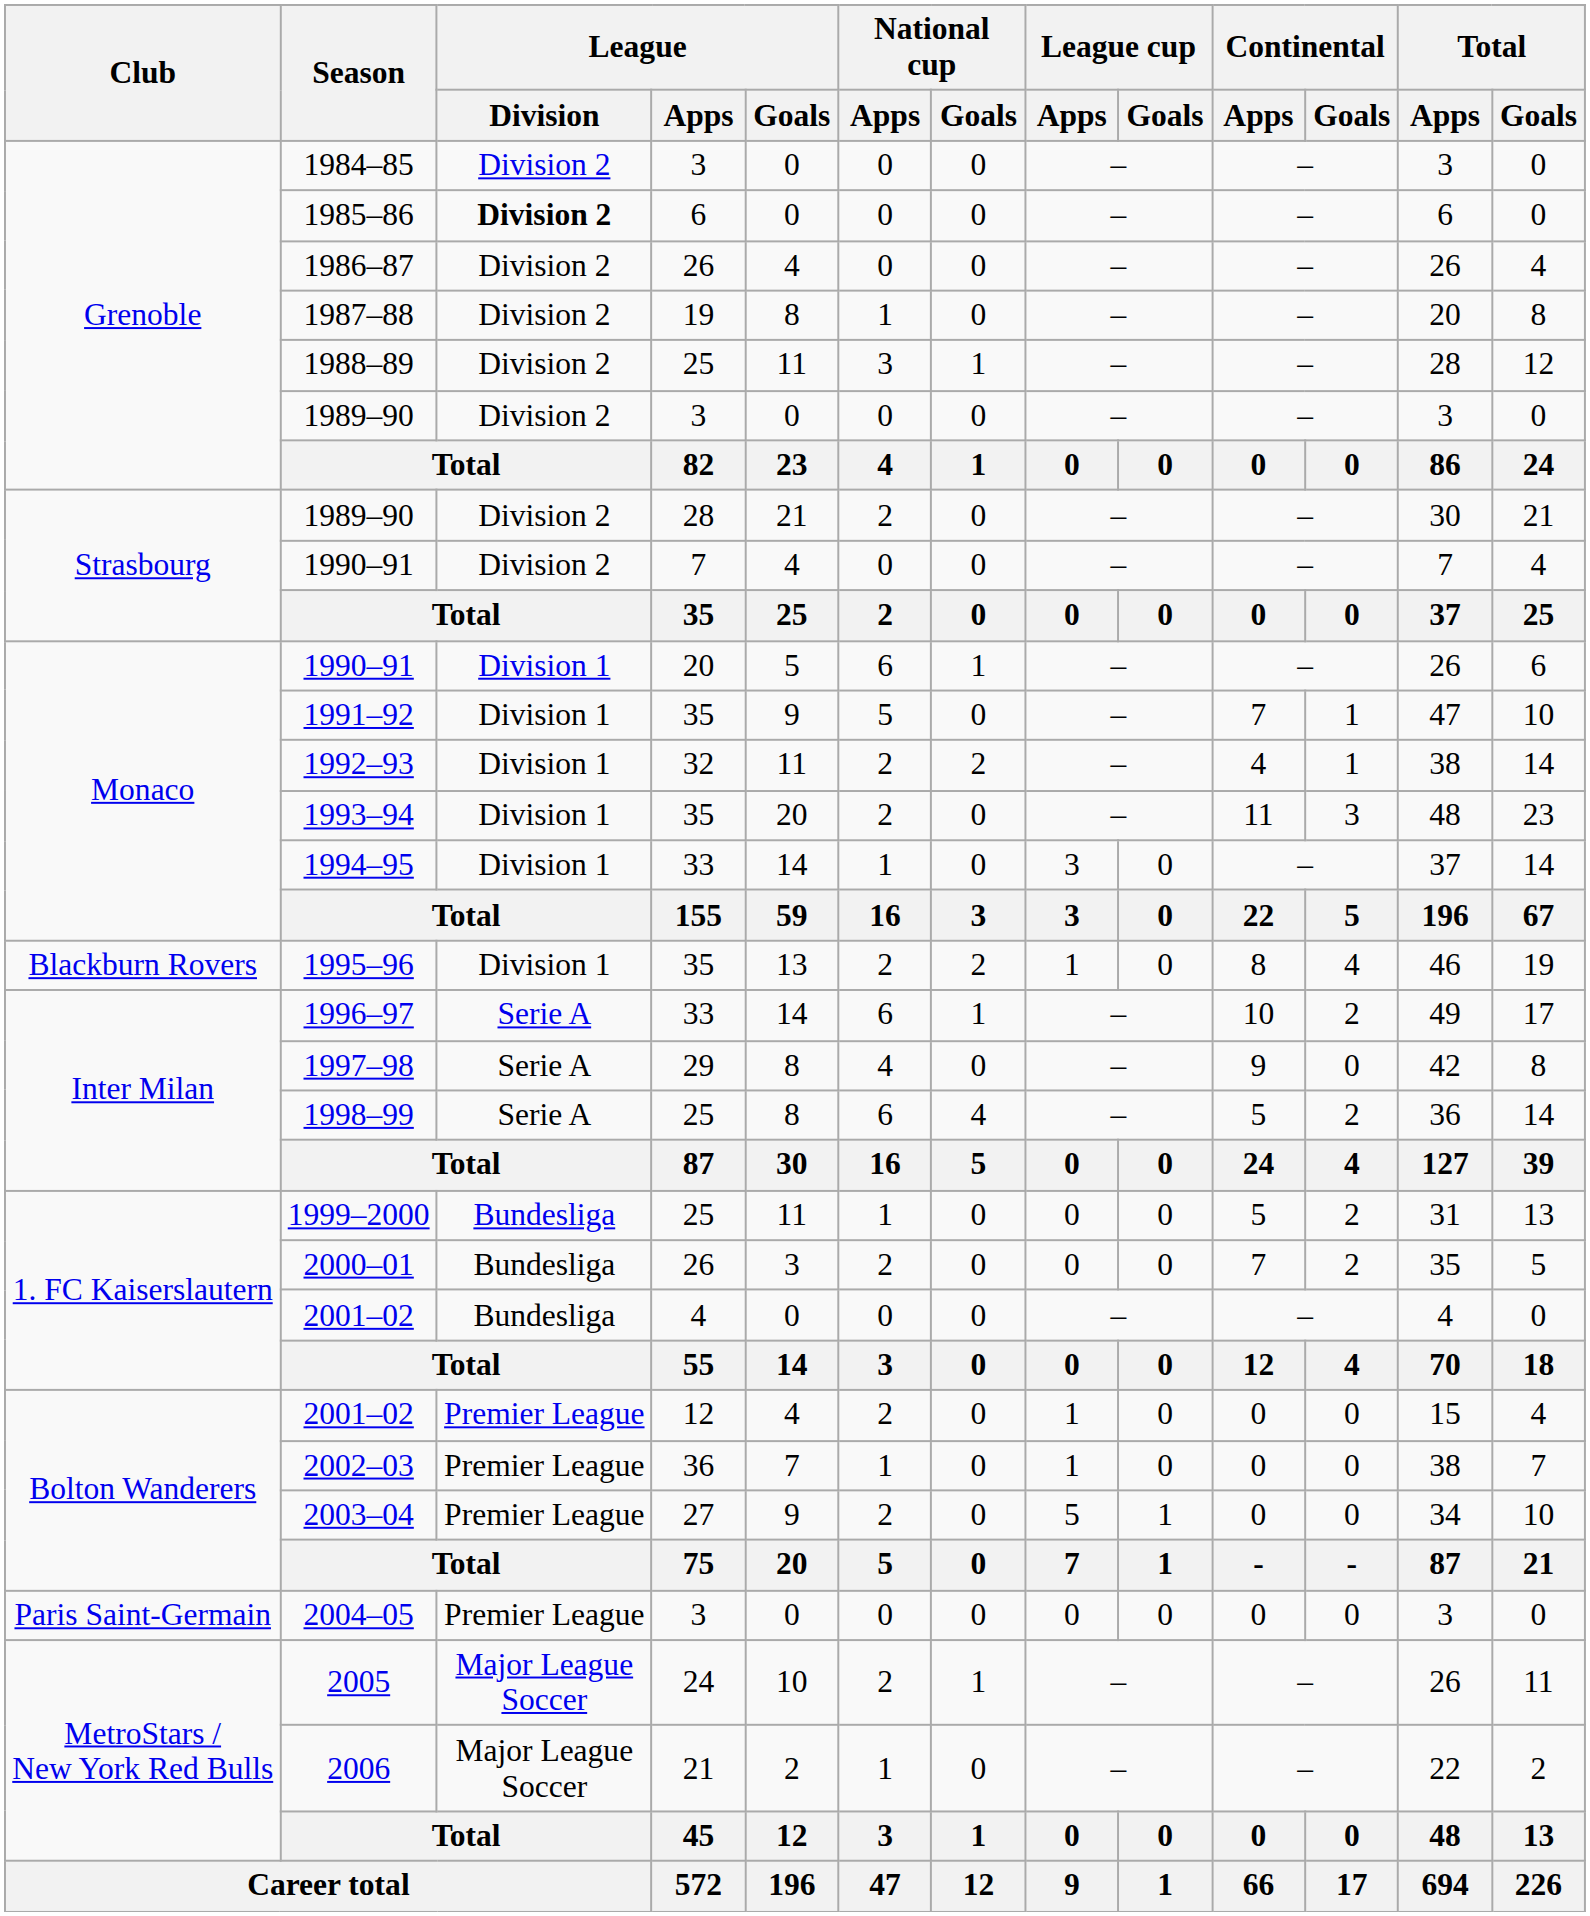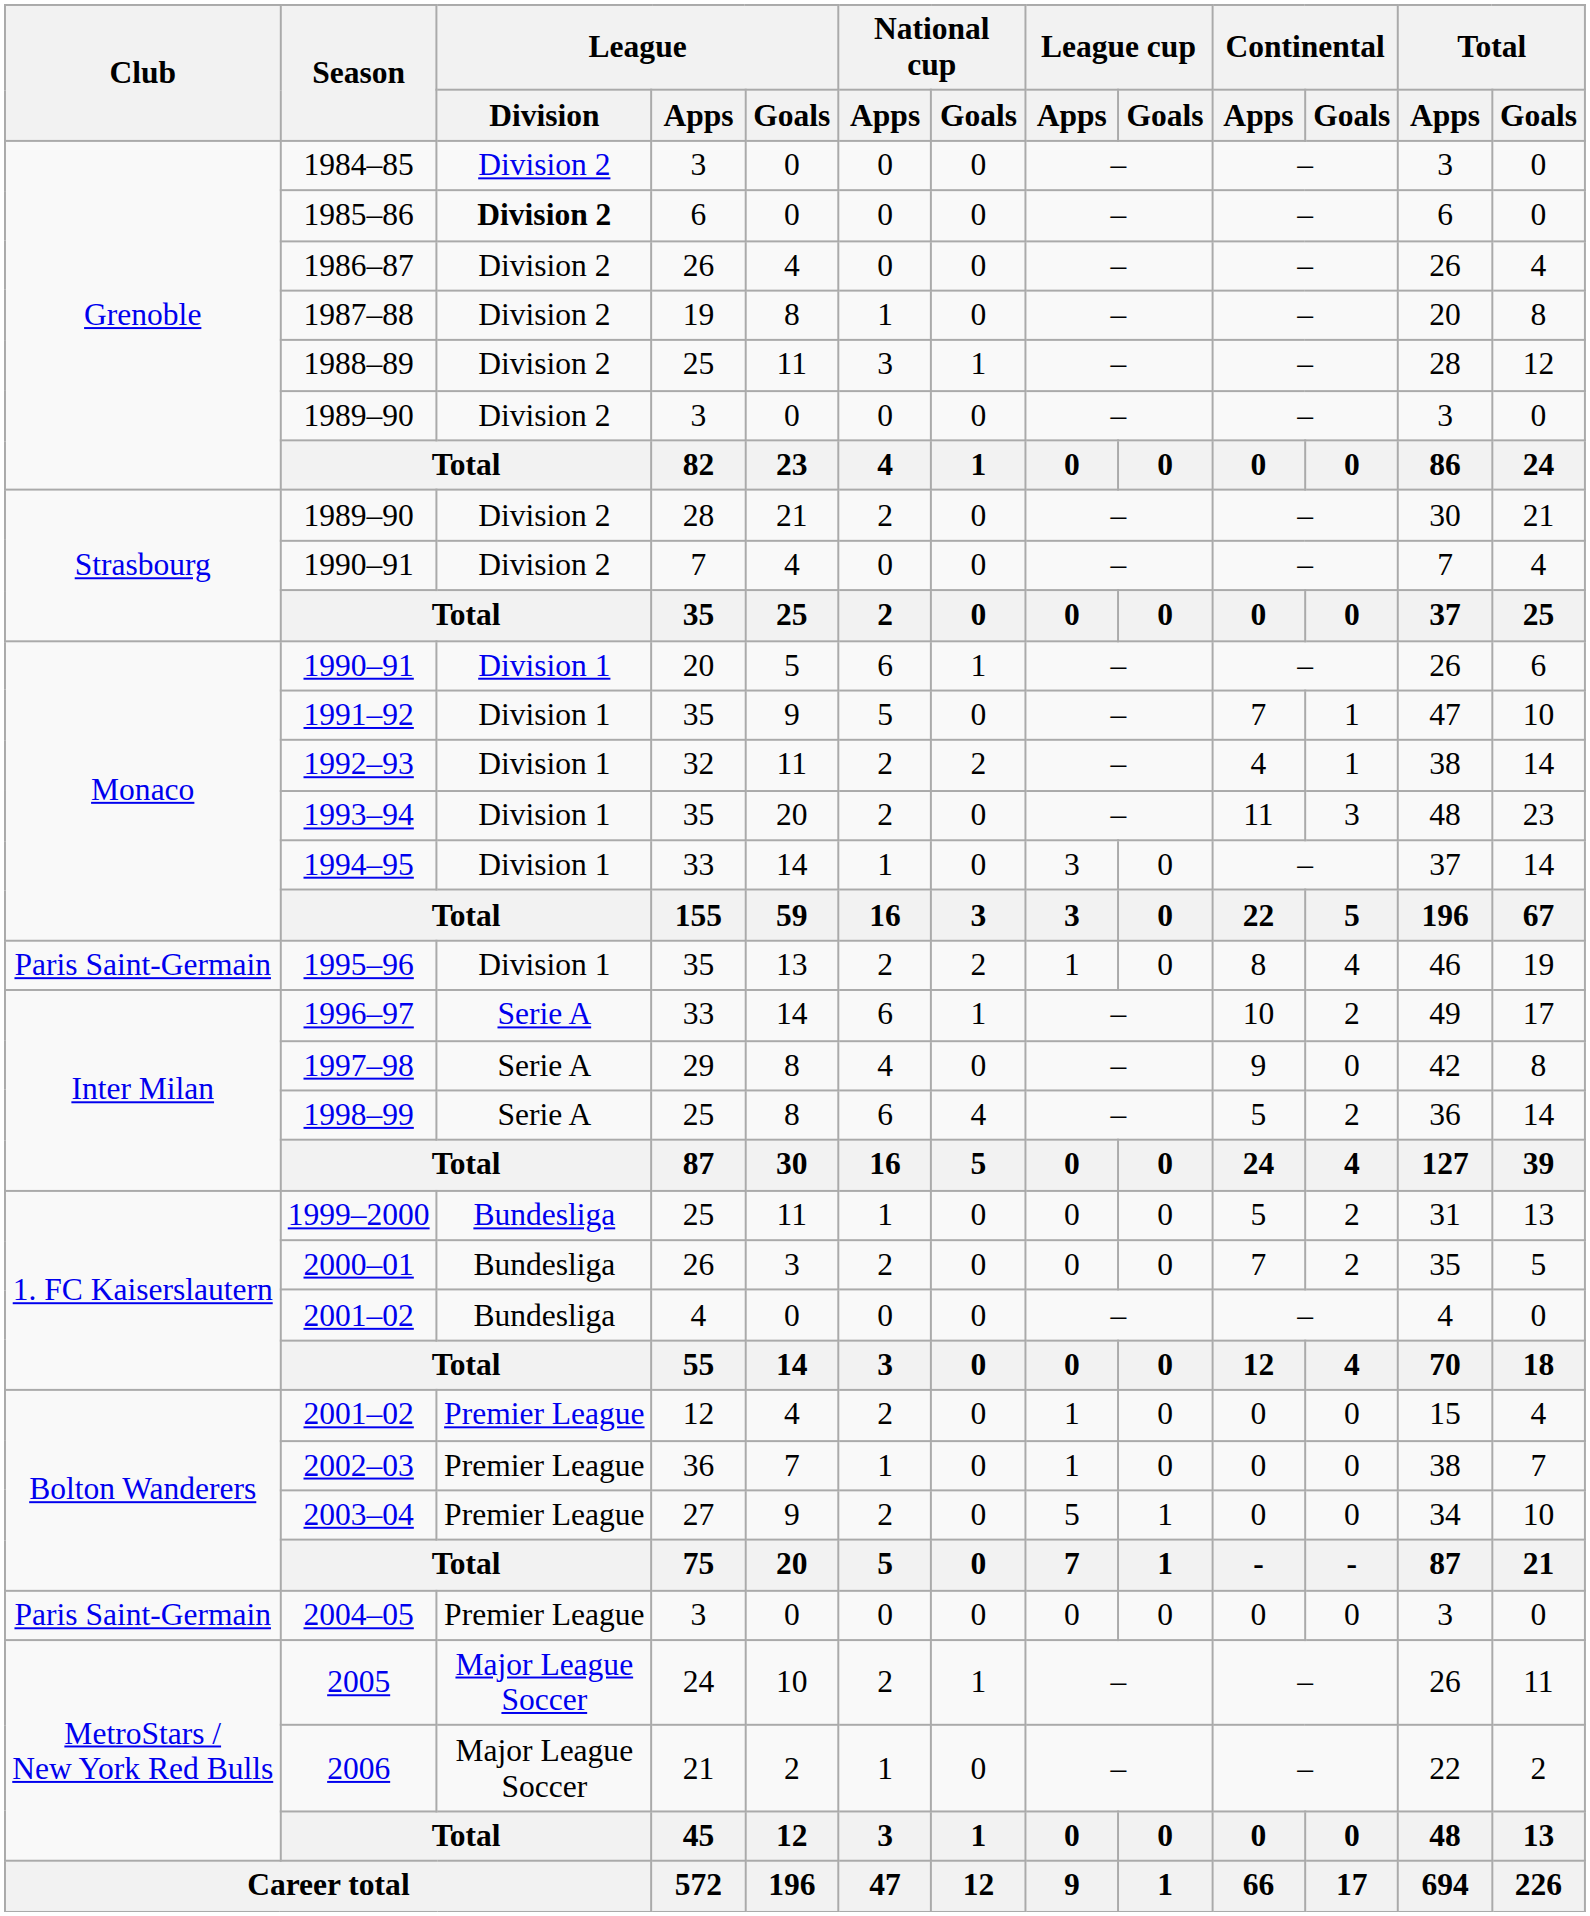(143, 964) Blackburn Rovers -> (143, 964) Paris Saint-Germain
